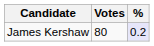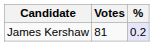(101, 31) 80 -> (101, 31) 81
